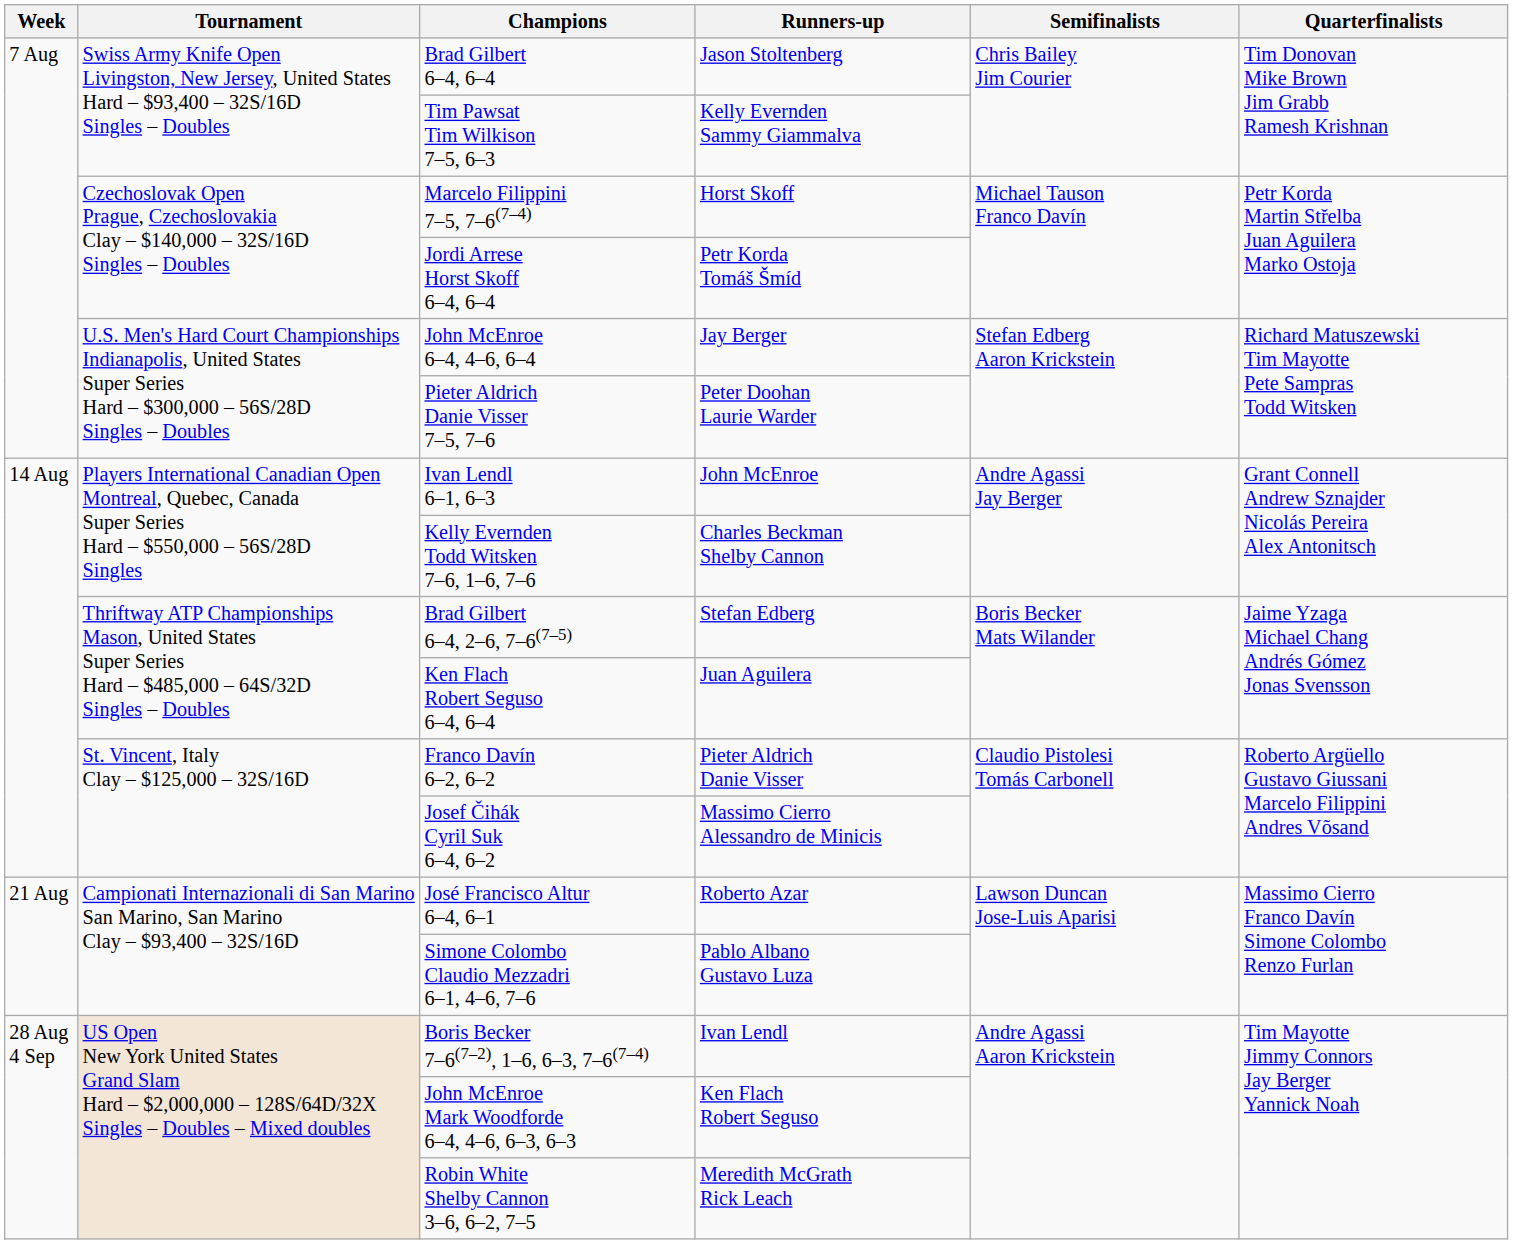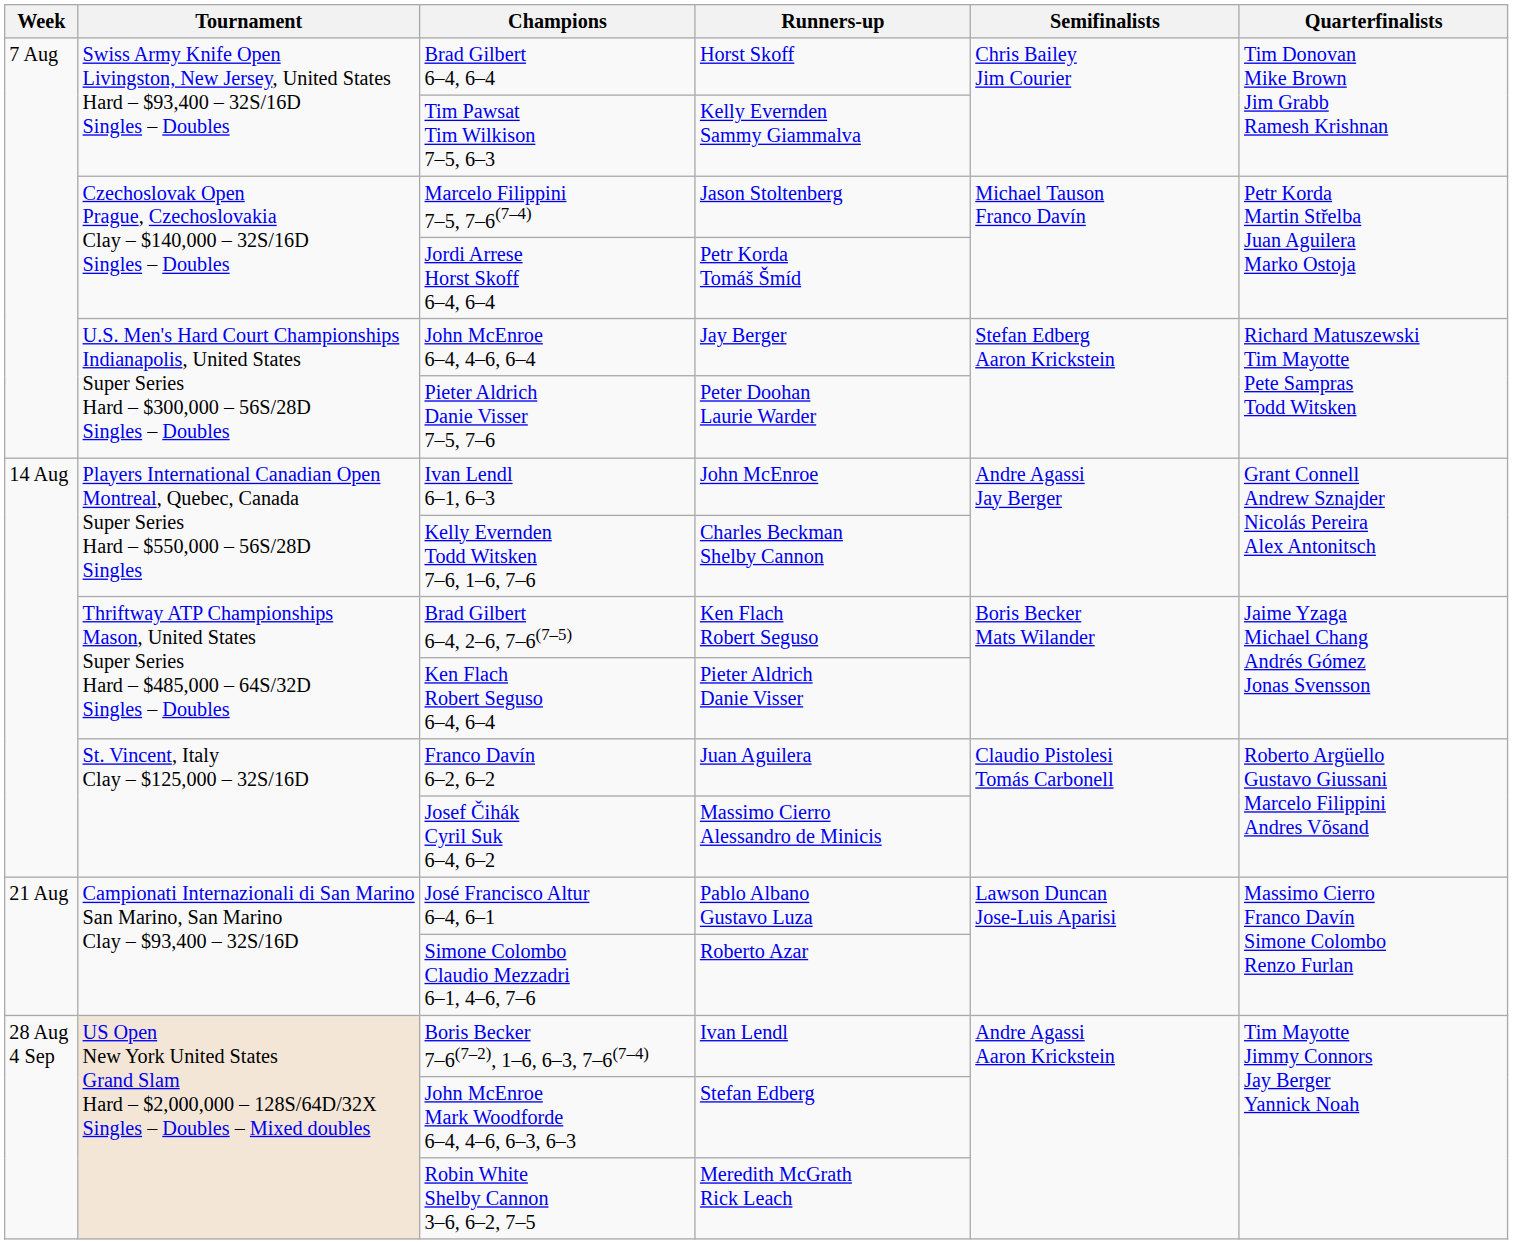(771, 54) Jason Stoltenberg -> (747, 54) Horst Skoff
(747, 193) Horst Skoff -> (771, 193) Jason Stoltenberg
(757, 612) Stefan Edberg -> (759, 624) Ken Flach Robert Seguso
(756, 674) Juan Aguilera -> (756, 686) Pieter Aldrich Danie Visser
(756, 767) Pieter Aldrich Danie Visser -> (756, 755) Juan Aguilera
(754, 893) Roberto Azar -> (756, 905) Pablo Albano Gustavo Luza
(756, 962) Pablo Albano Gustavo Luza -> (754, 951) Roberto Azar
(759, 1105) Ken Flach Robert Seguso -> (757, 1093) Stefan Edberg
